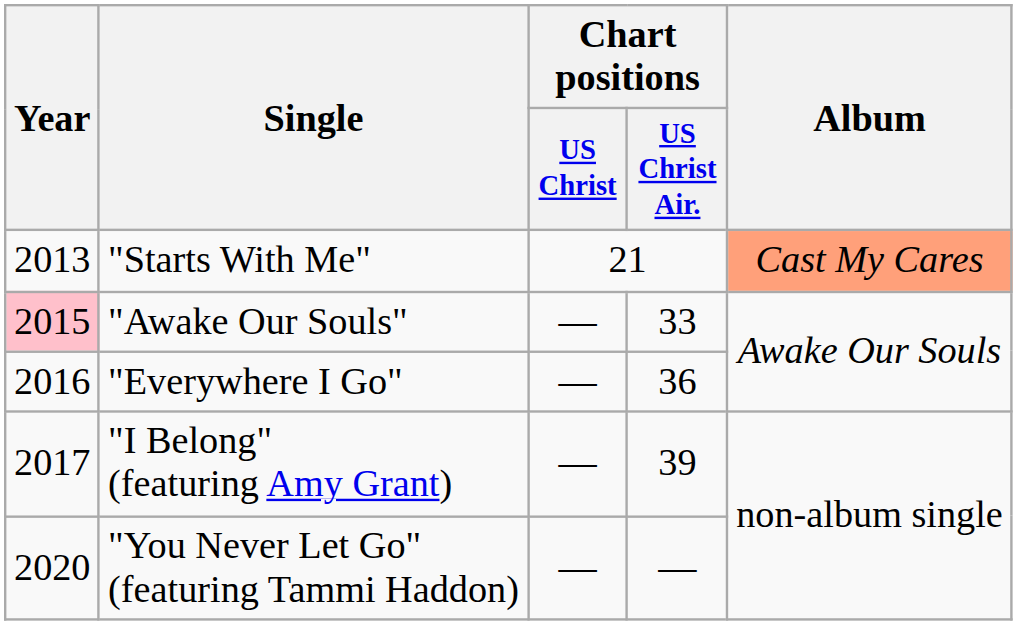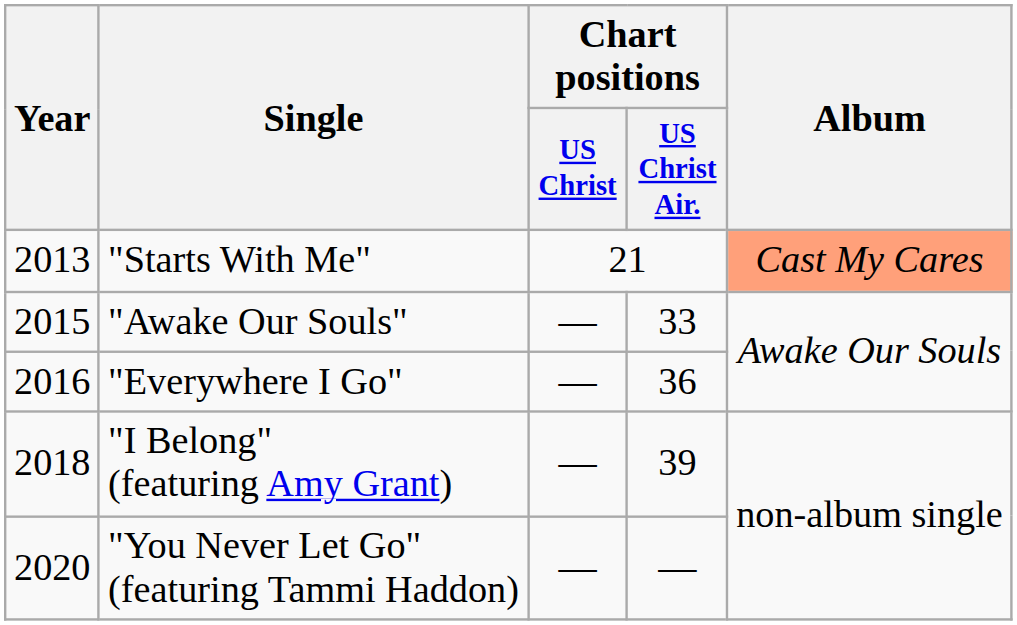(52, 320) pink background -> (52, 320) no background
(52, 463) 2017 -> (52, 463) 2018
